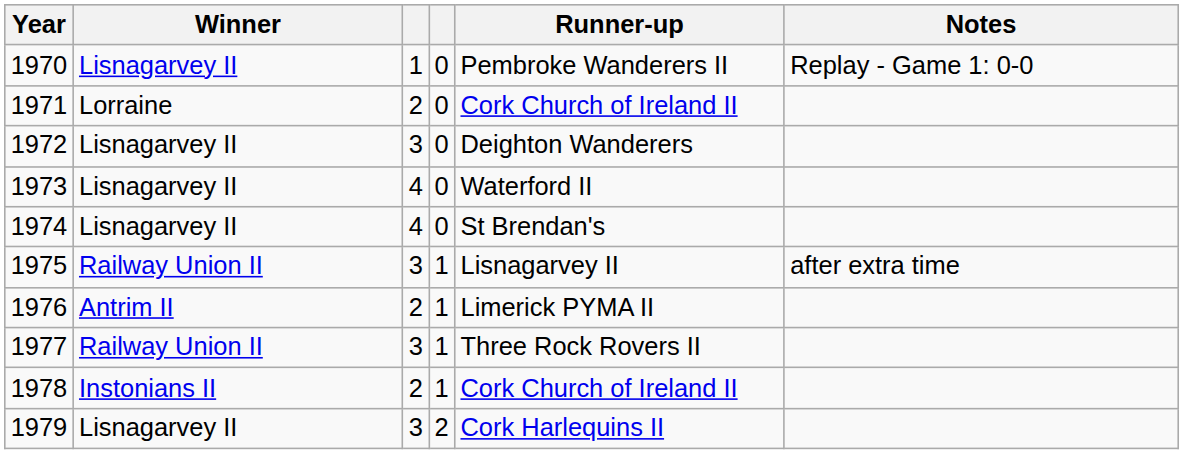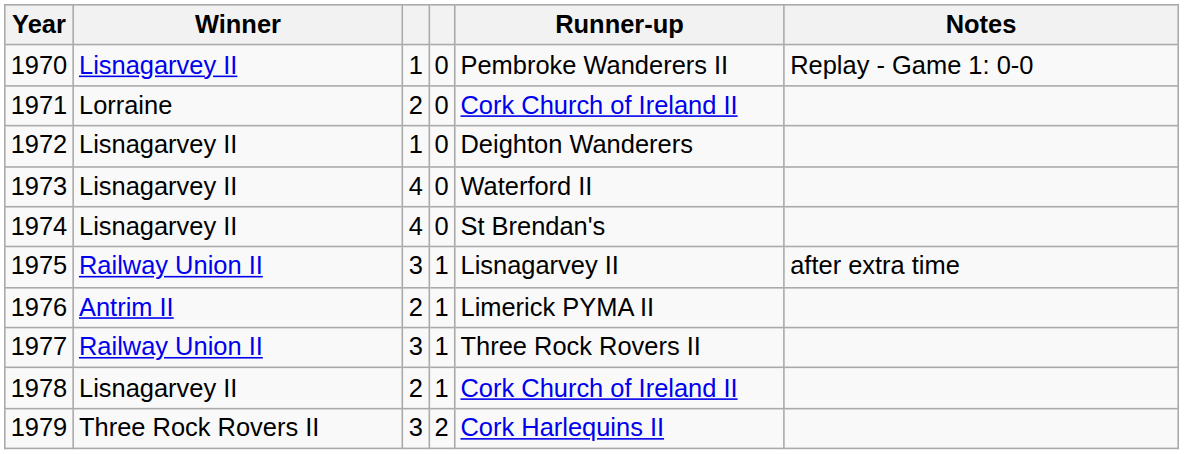(416, 145) 3 -> (416, 145) 1
(148, 387) Instonians II -> (158, 387) Lisnagarvey II
(158, 428) Lisnagarvey II -> (199, 428) Three Rock Rovers II
